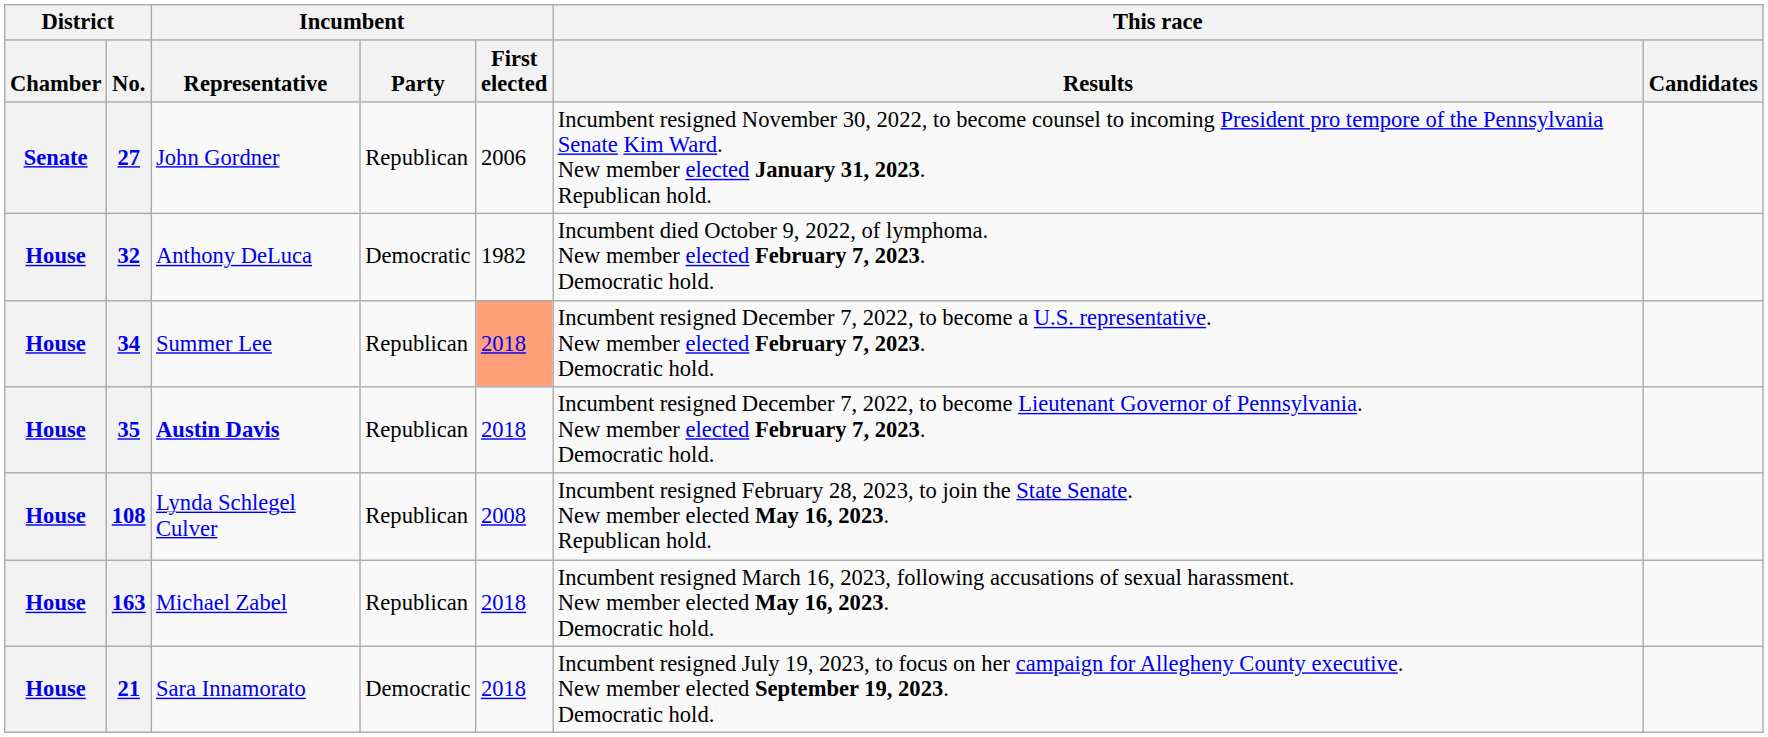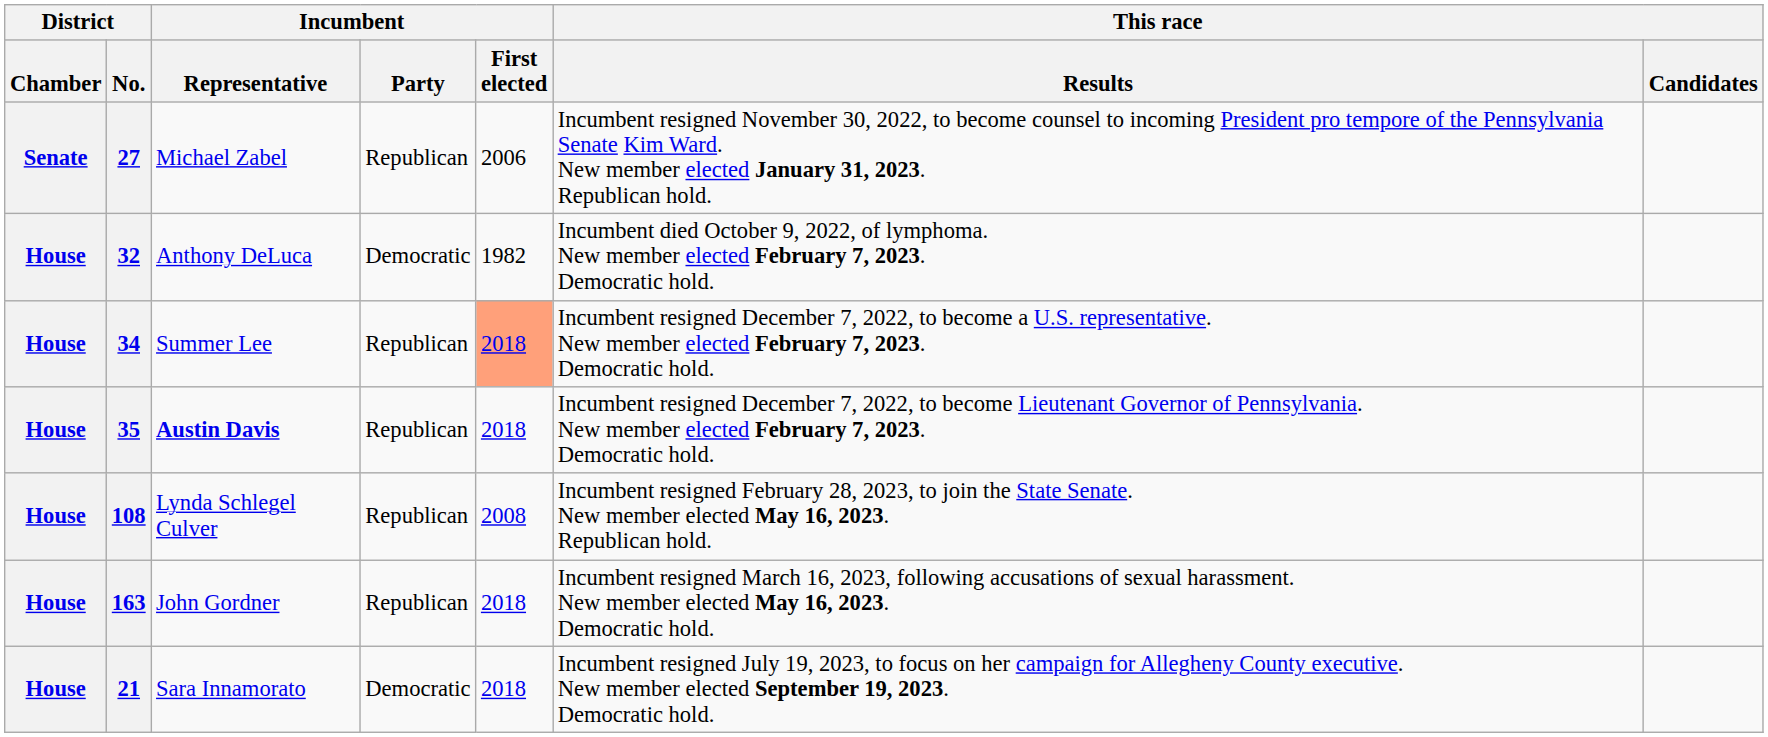(218, 157) John Gordner -> (221, 157) Michael Zabel
(221, 602) Michael Zabel -> (218, 602) John Gordner
